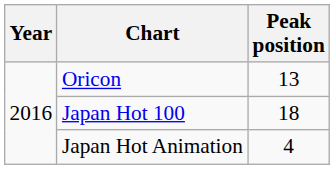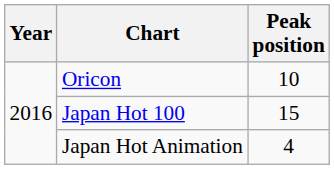(289, 79) 13 -> (289, 79) 10
(289, 112) 18 -> (289, 112) 15
